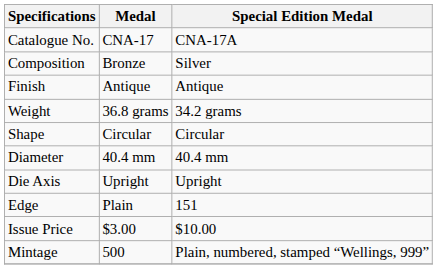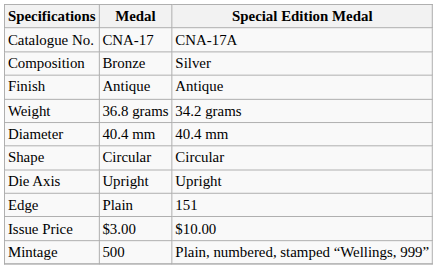rows swapped: (26, 134) <-> (36, 157)
